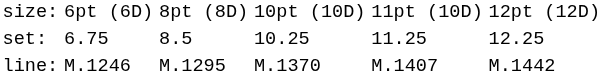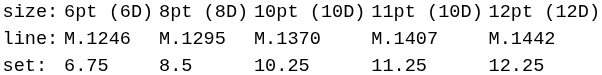rows swapped: (25, 39) <-> (30, 66)
